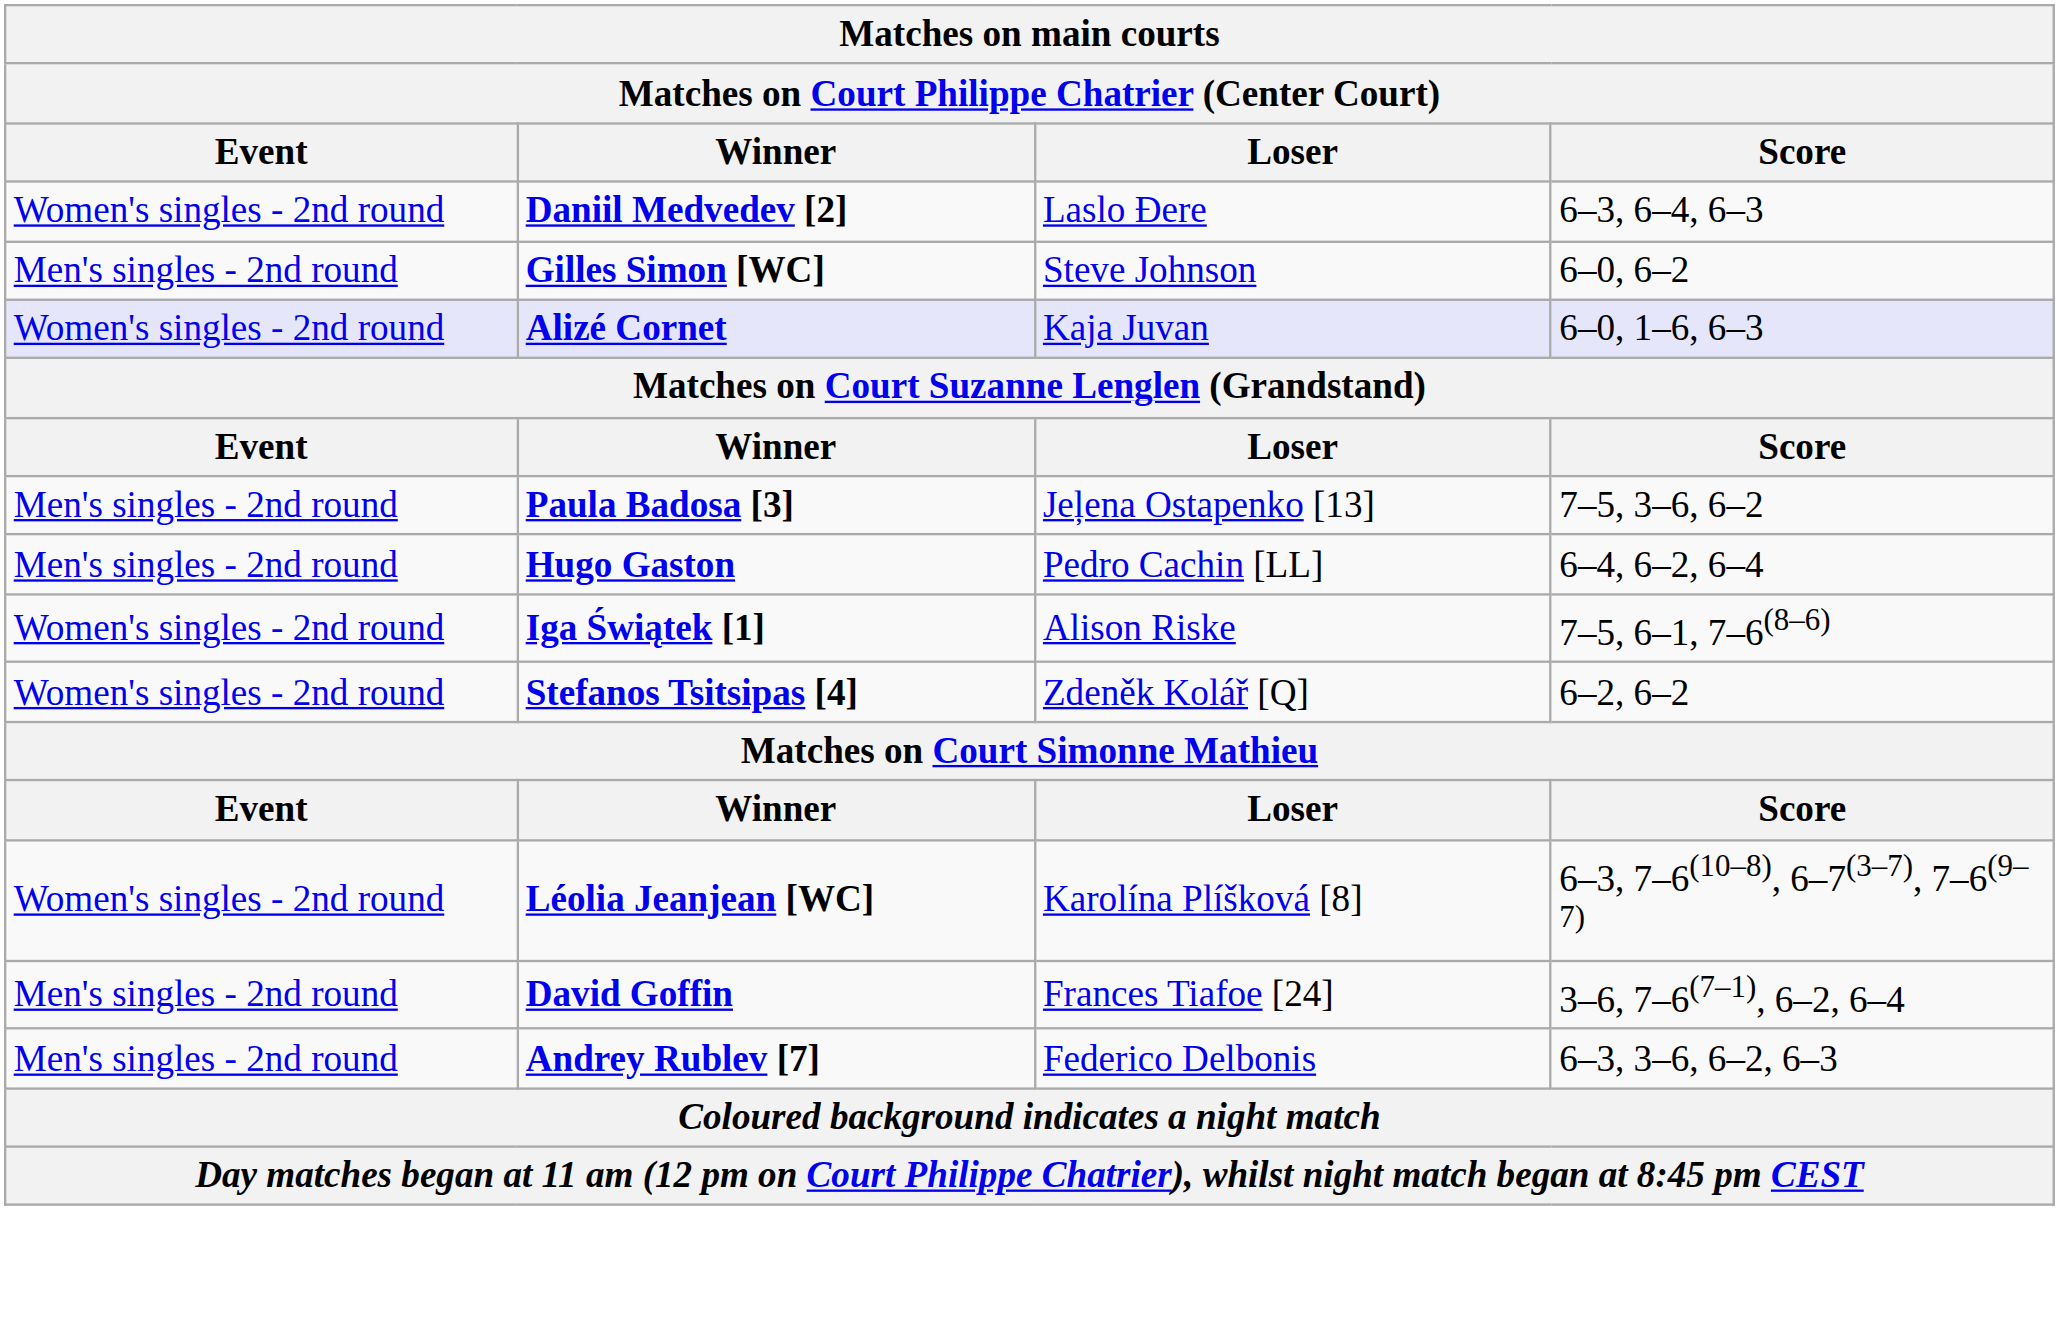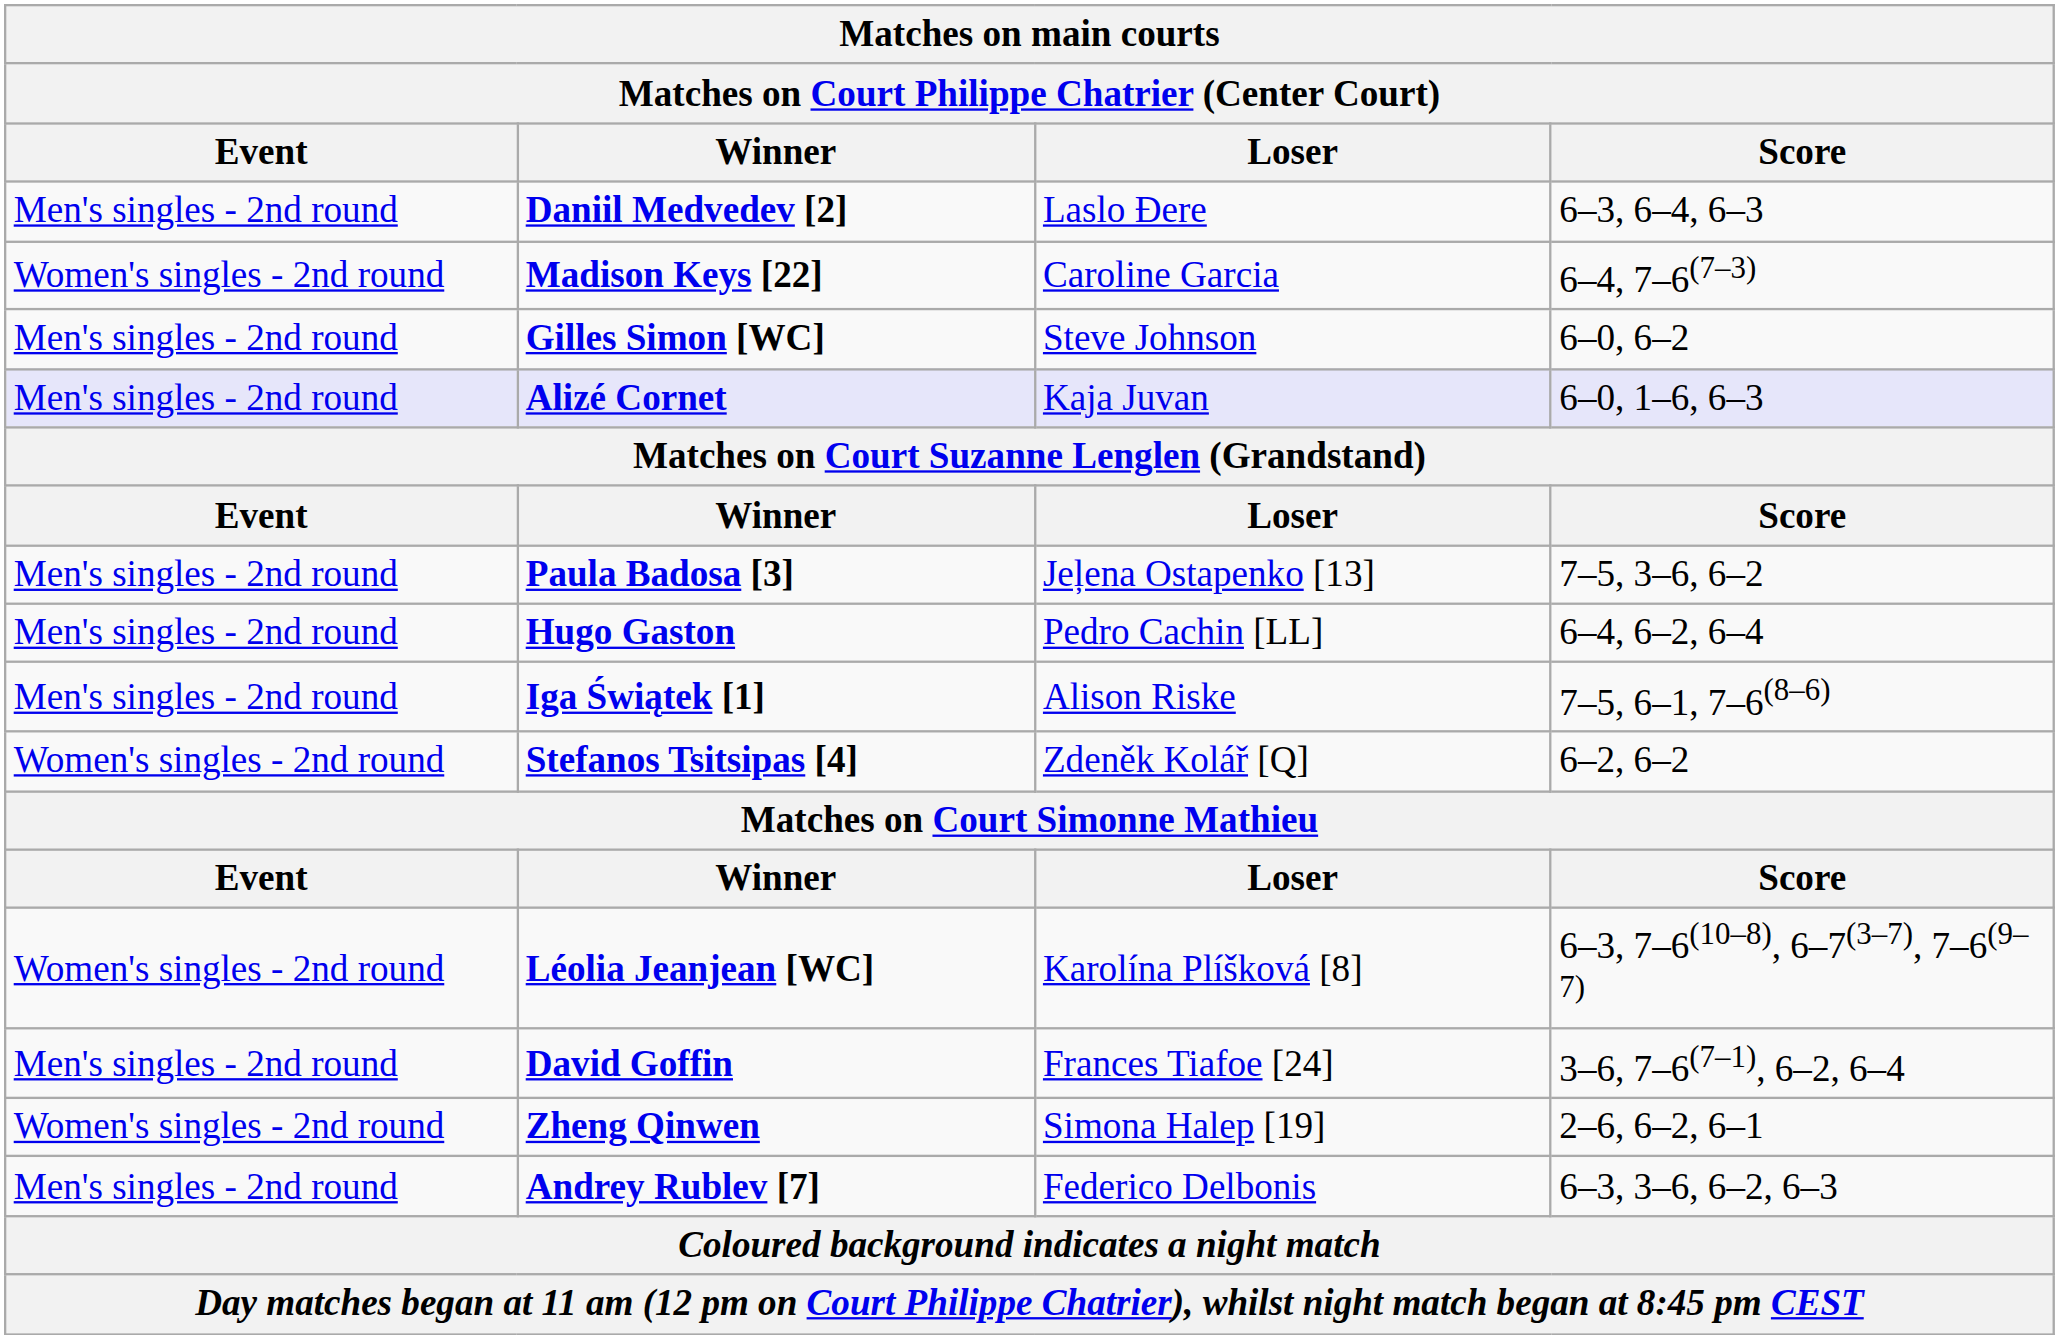(229, 210) Women's singles - 2nd round -> (206, 210) Men's singles - 2nd round
+ row: (674, 274)
(229, 328) Women's singles - 2nd round -> (206, 397) Men's singles - 2nd round
(229, 627) Women's singles - 2nd round -> (206, 696) Men's singles - 2nd round
+ row: (643, 1126)
